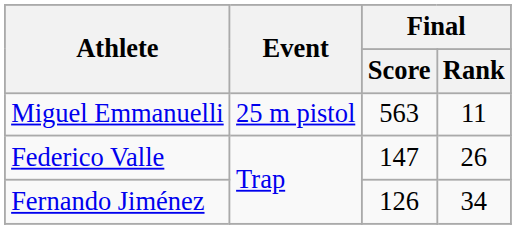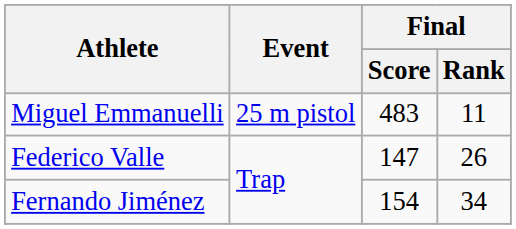(399, 114) 563 -> (399, 114) 483
(399, 201) 126 -> (399, 201) 154
